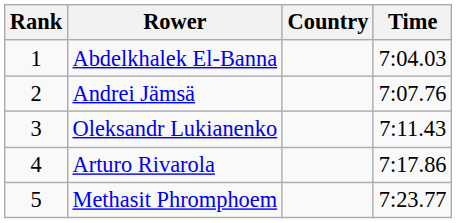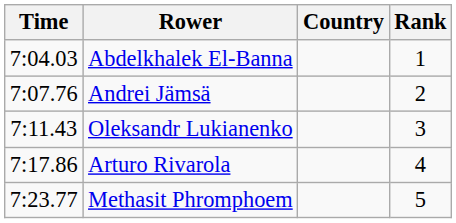columns swapped: (36, 22) <-> (413, 22)
